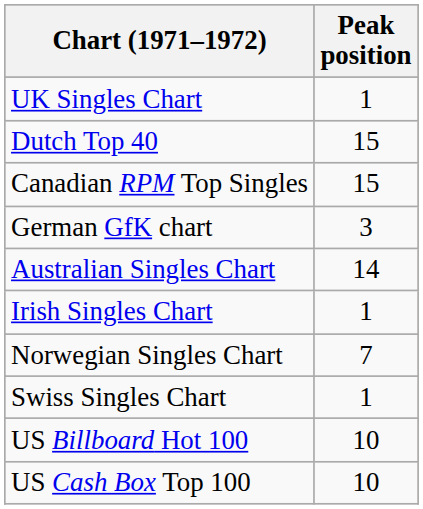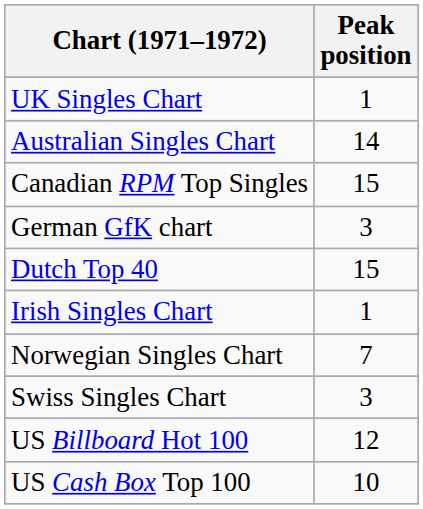rows swapped: (143, 269) <-> (85, 141)
(366, 397) 1 -> (366, 397) 3
(366, 439) 10 -> (366, 439) 12
